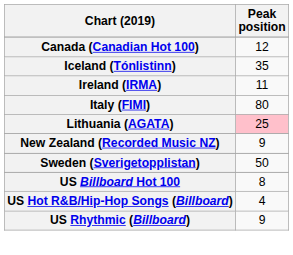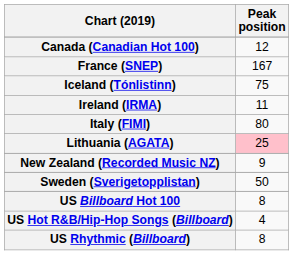+ row: (120, 66)
(262, 66) 35 -> (262, 85) 75
(262, 220) 9 -> (262, 239) 8
